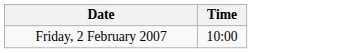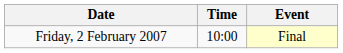+ column: (292, 15)
